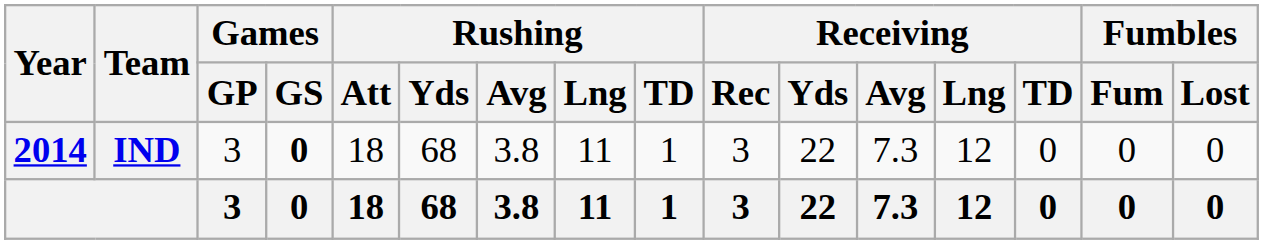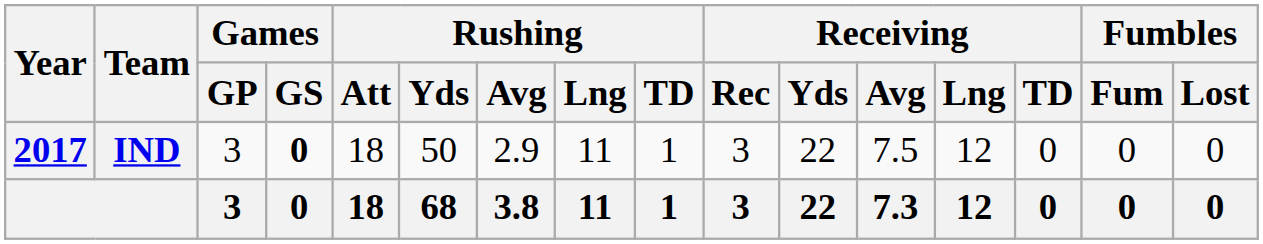(50, 149) 2014 -> (50, 149) 2017
(439, 149) 68 -> (439, 149) 50
(516, 149) 3.8 -> (516, 149) 2.9
(895, 149) 7.3 -> (895, 149) 7.5
